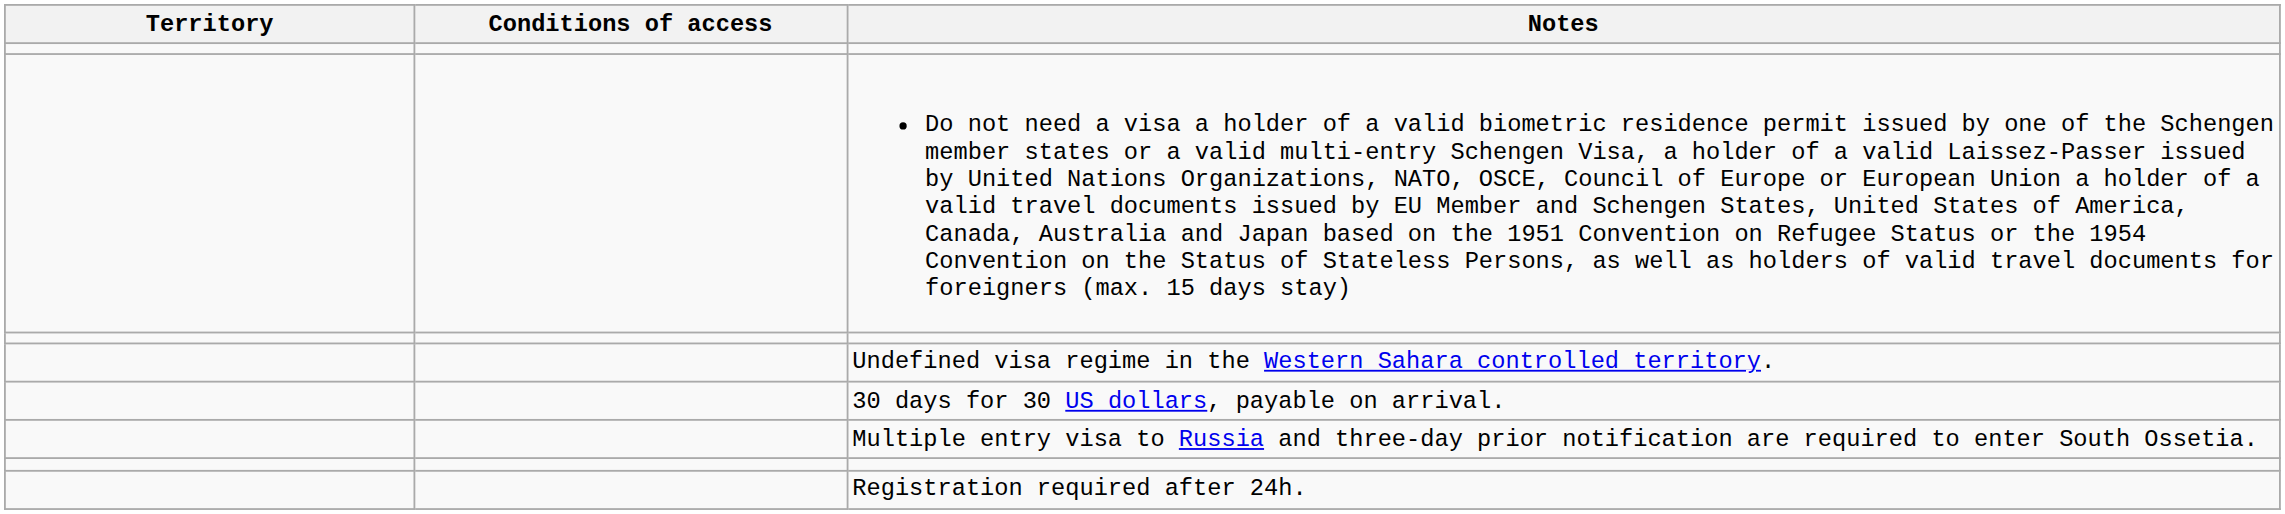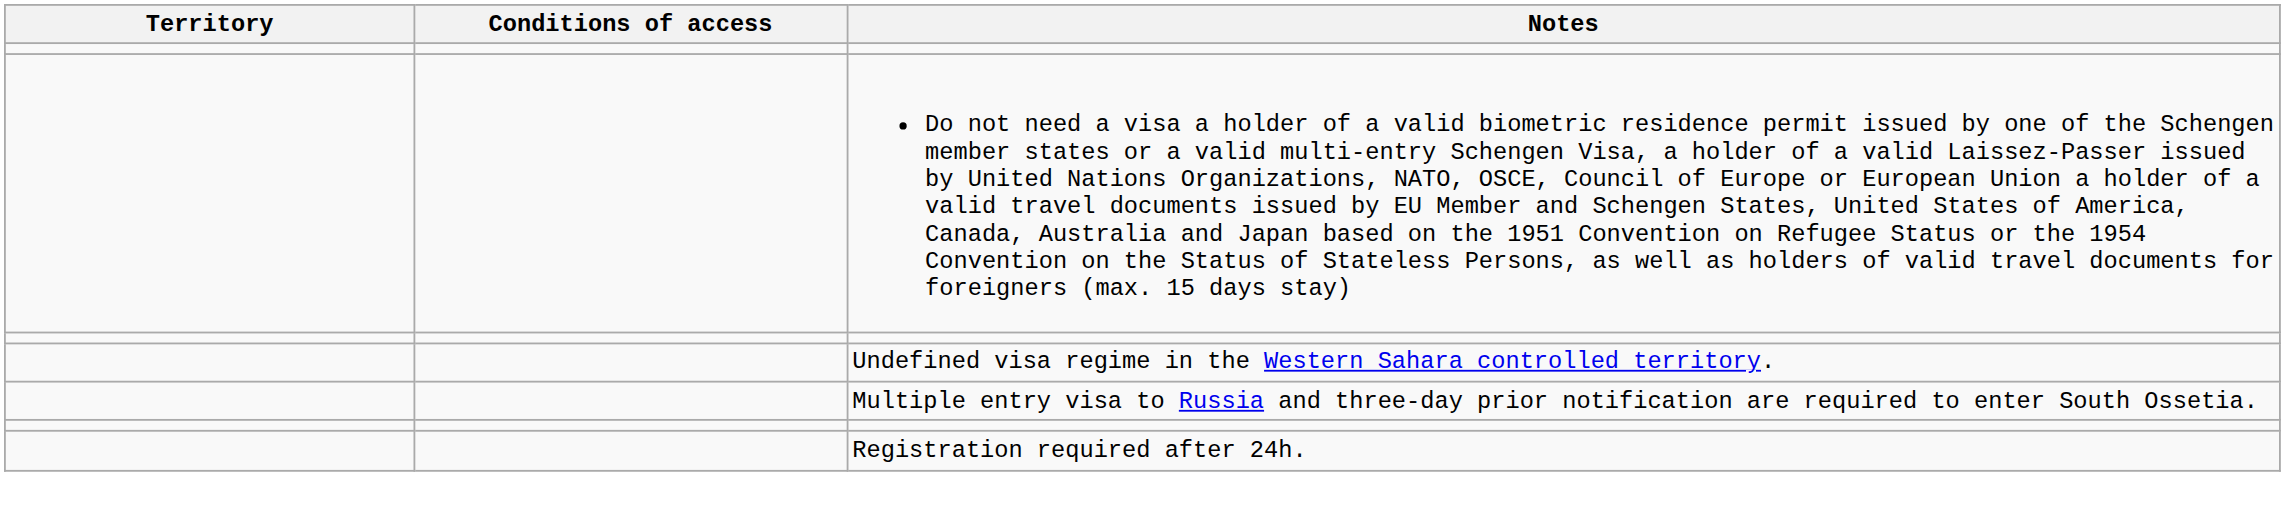- row: (210, 401)
